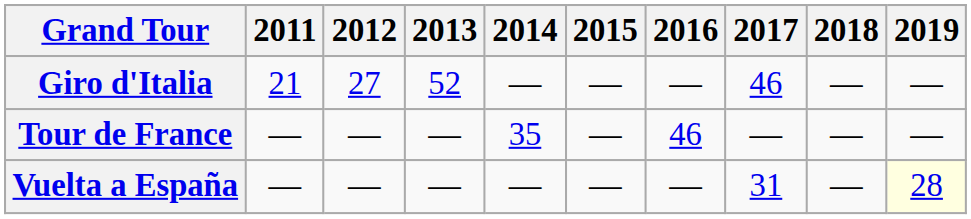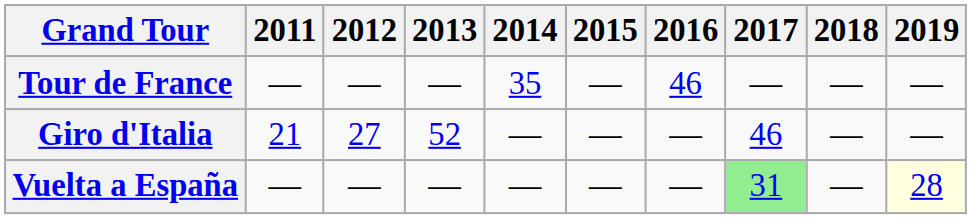rows swapped: (125, 82) <-> (125, 133)
(766, 185) no background -> (766, 185) lightgreen background
